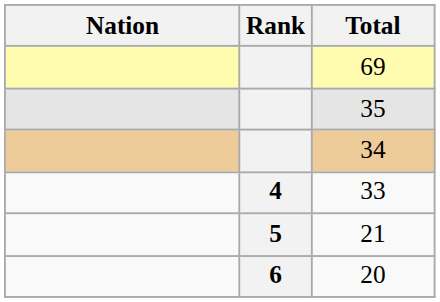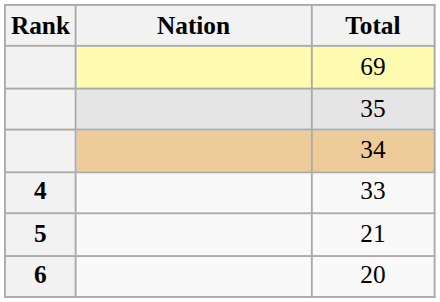columns swapped: (276, 24) <-> (123, 24)
